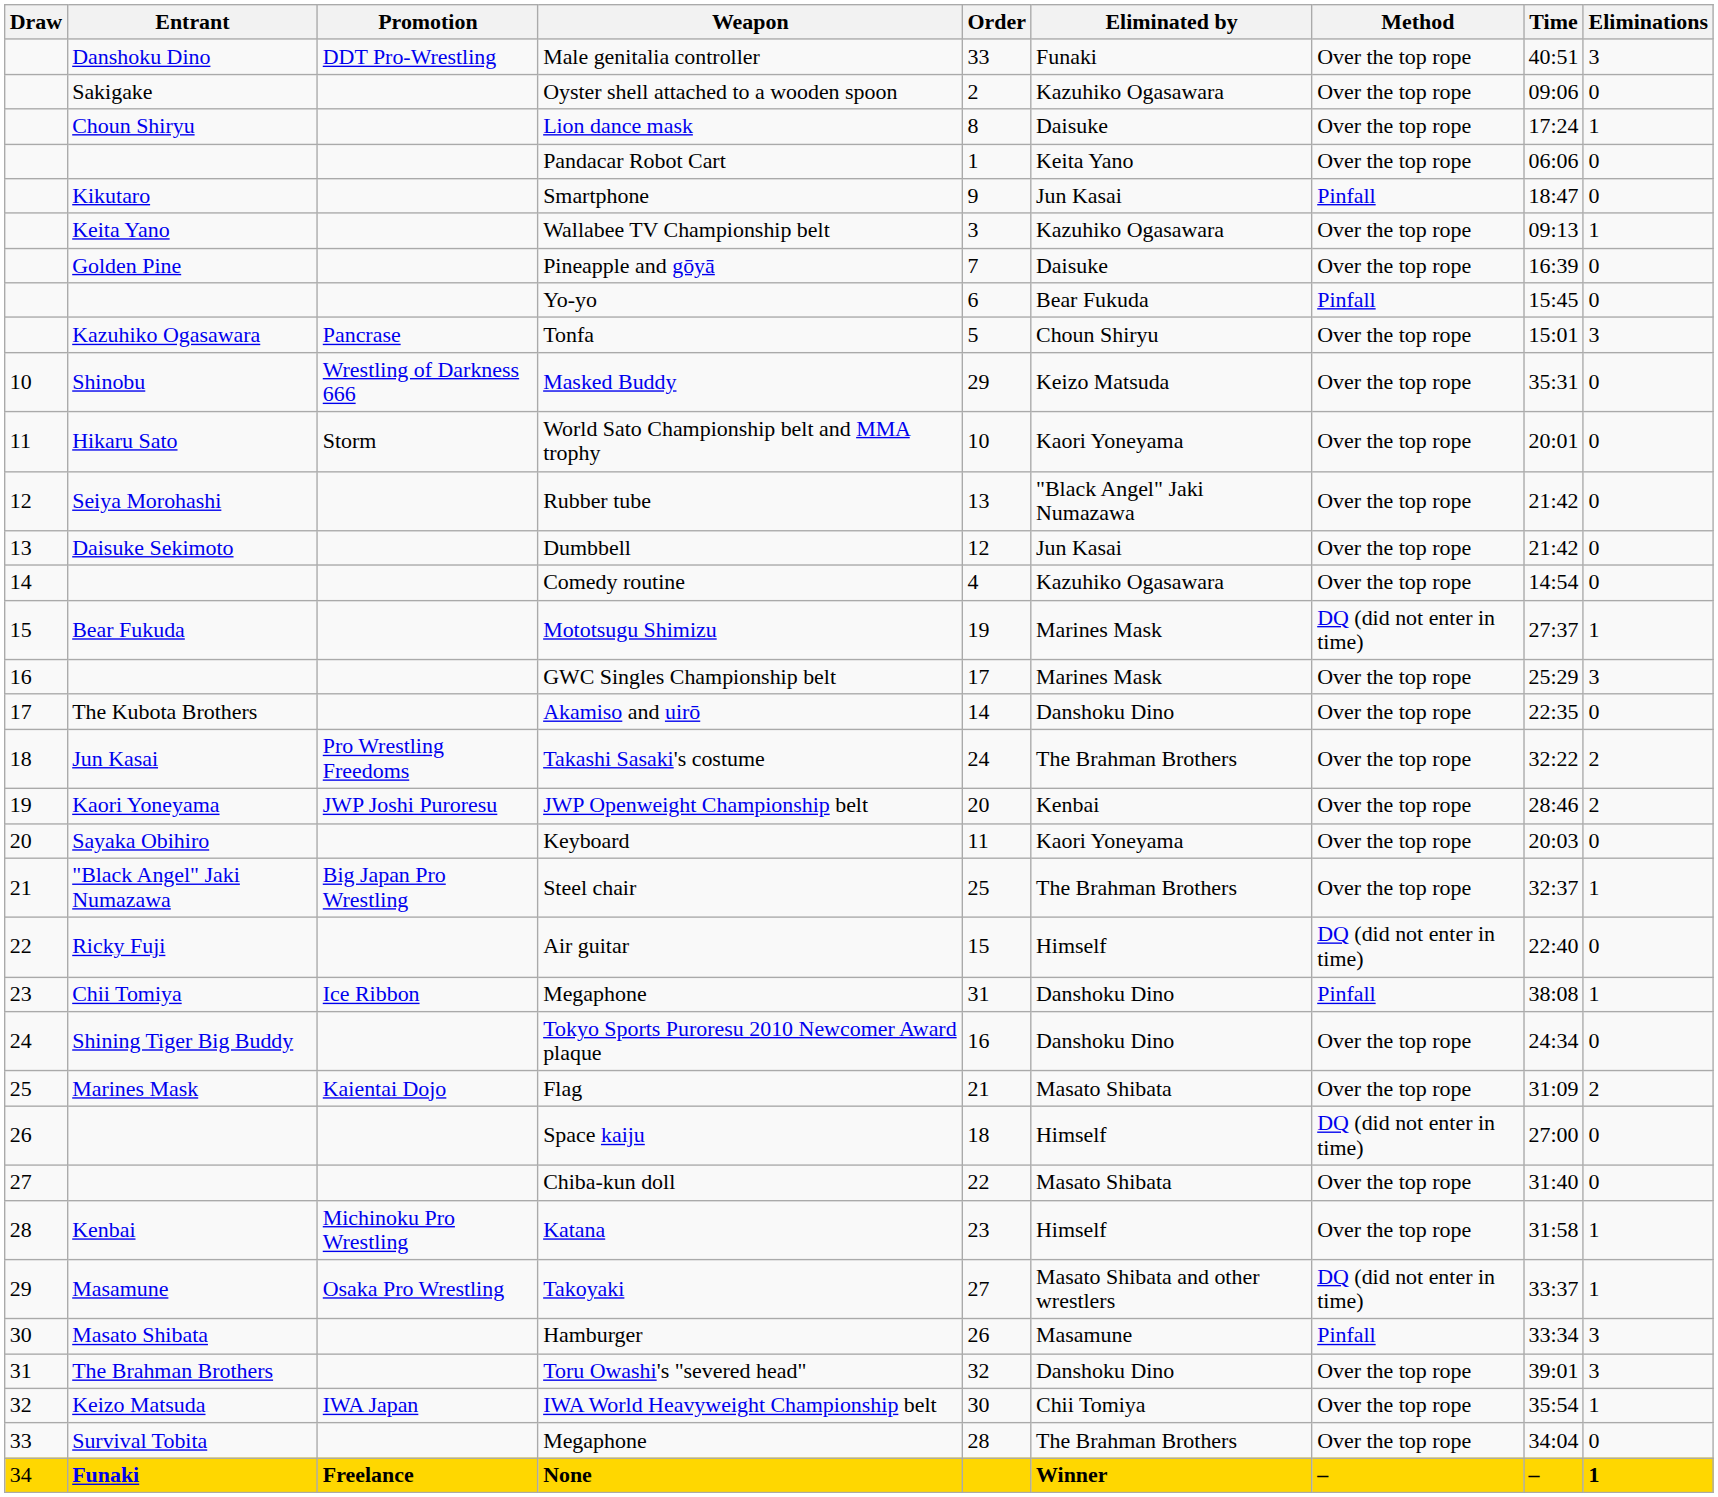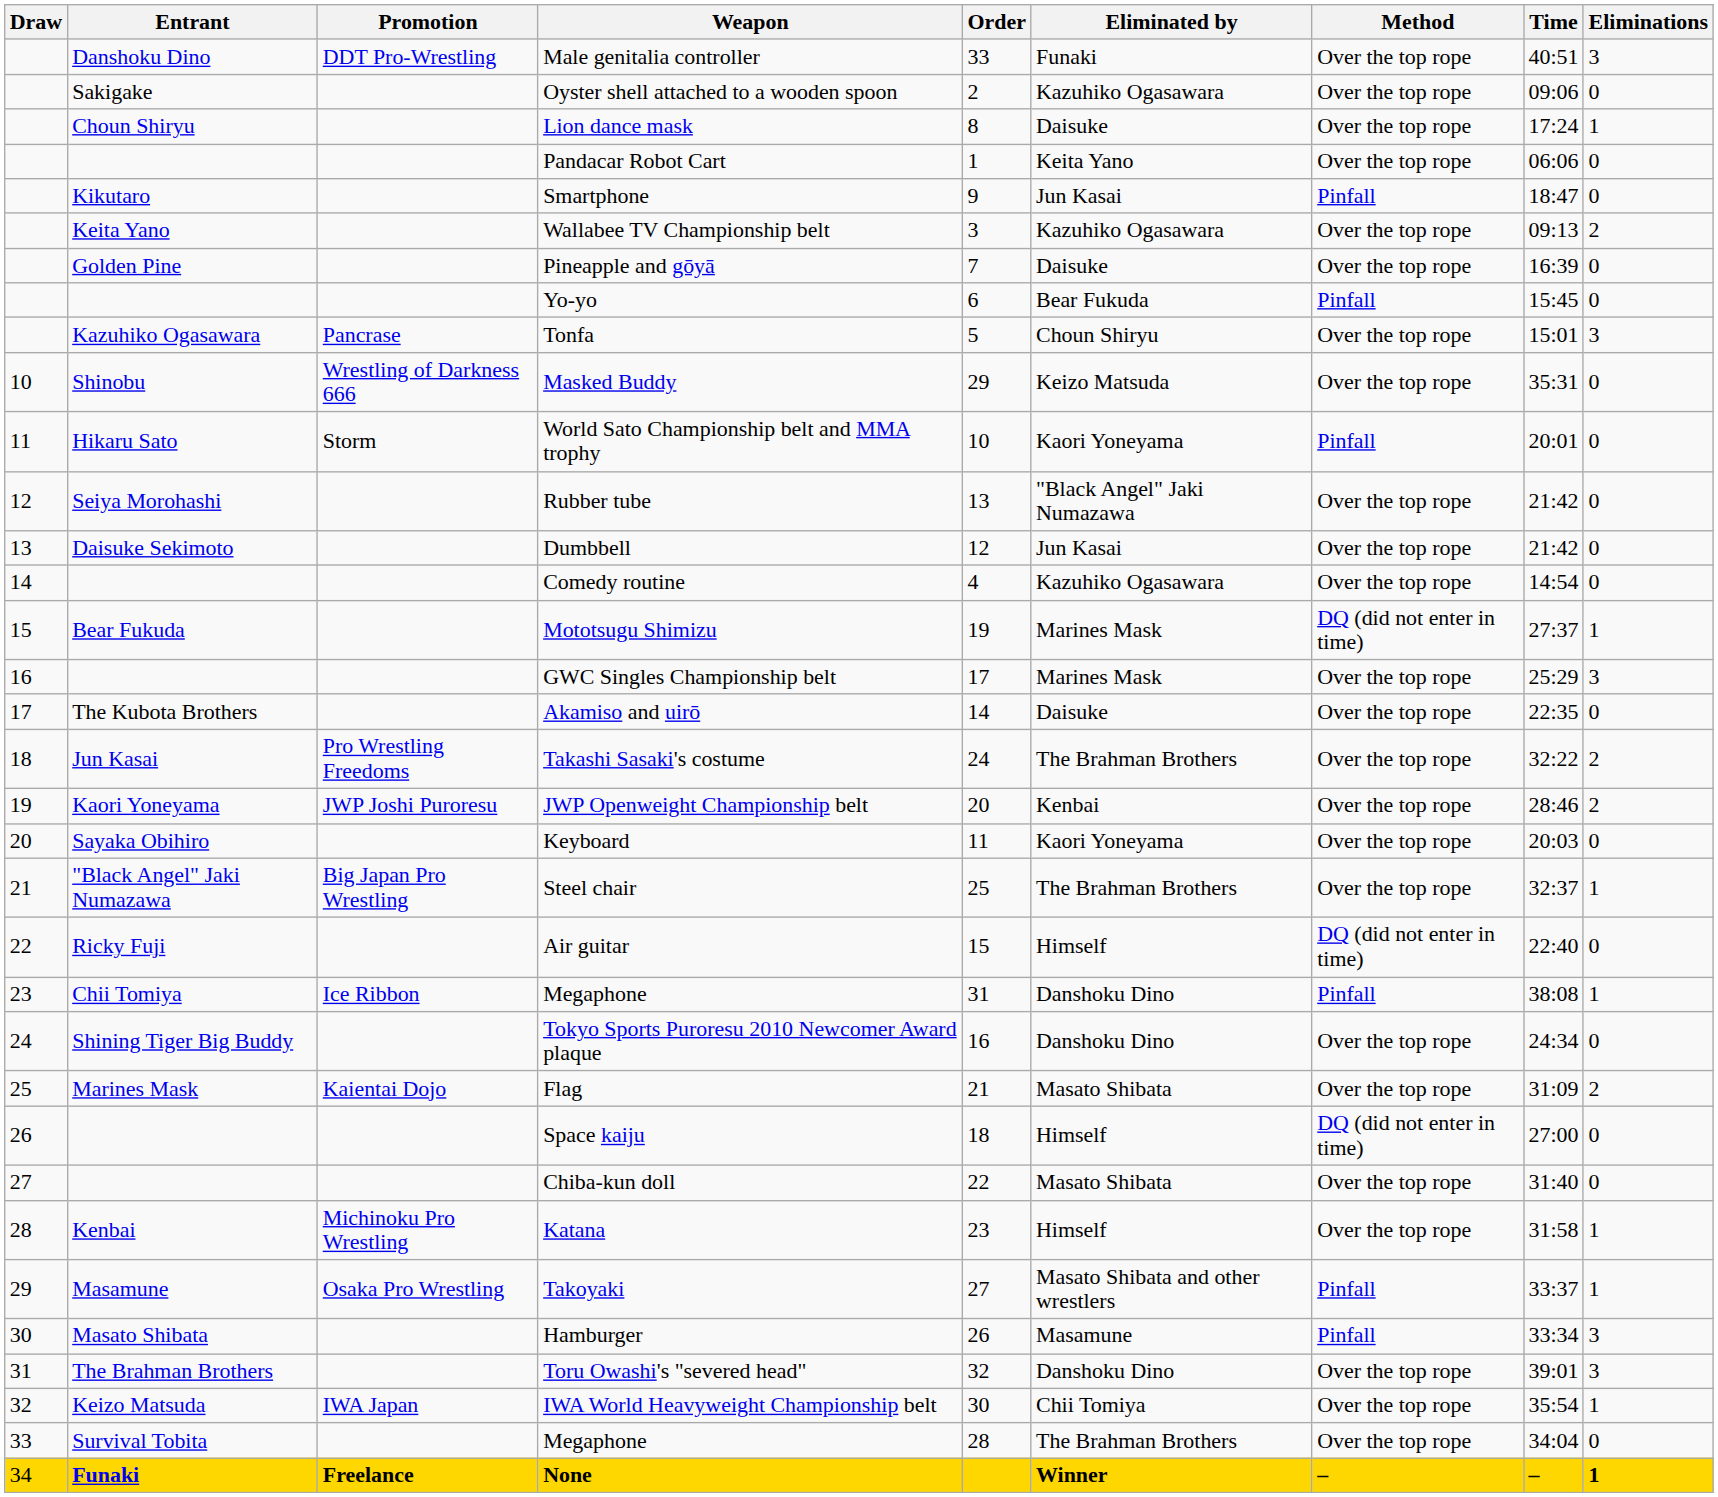(1594, 230) 1 -> (1594, 230) 2
(1394, 441) Over the top rope -> (1346, 441) Pinfall
(1105, 711) Danshoku Dino -> (1072, 711) Daisuke
(1406, 1288) DQ (did not enter in time) -> (1346, 1288) Pinfall
